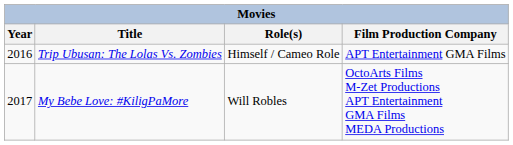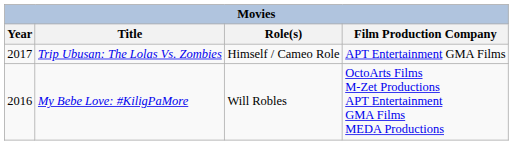(20, 53) 2016 -> (20, 53) 2017
(20, 101) 2017 -> (20, 101) 2016
